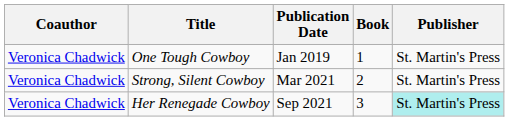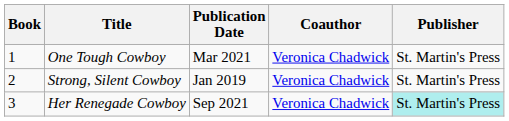columns swapped: (373, 24) <-> (66, 24)
(303, 56) Jan 2019 -> (222, 56) Mar 2021
(306, 80) Mar 2021 -> (219, 80) Jan 2019
